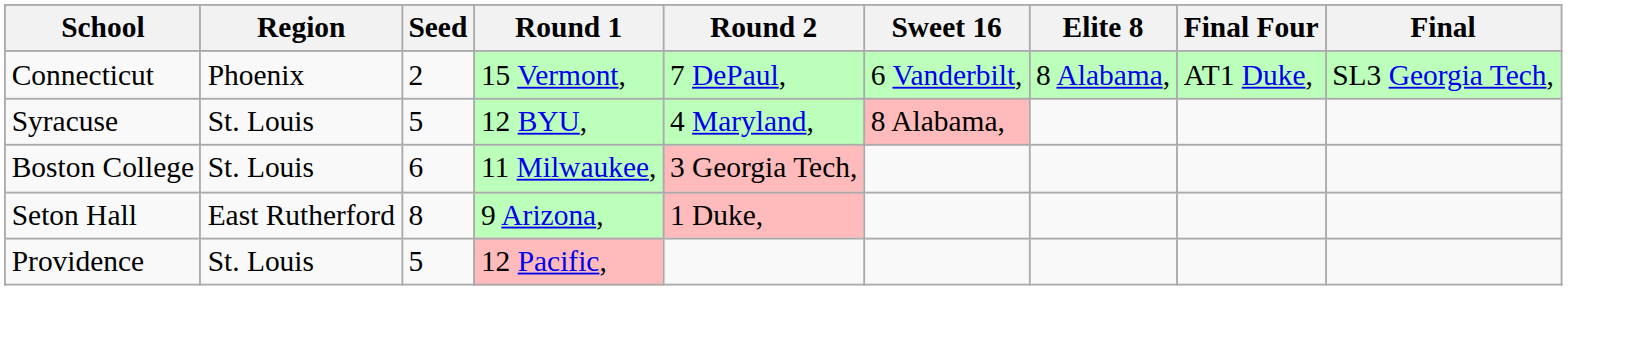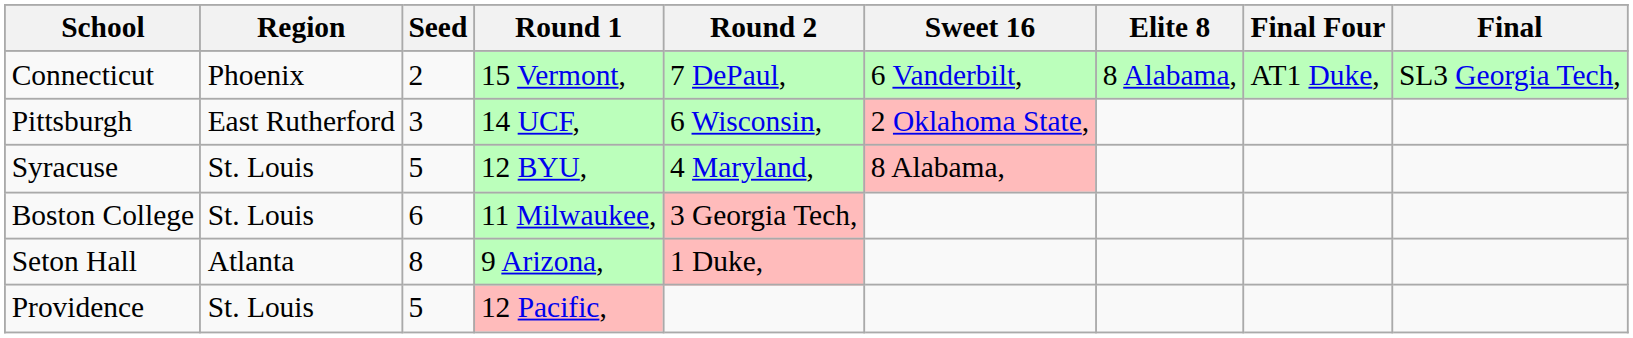+ row: (72, 121)
(301, 214) East Rutherford -> (251, 261) Atlanta
